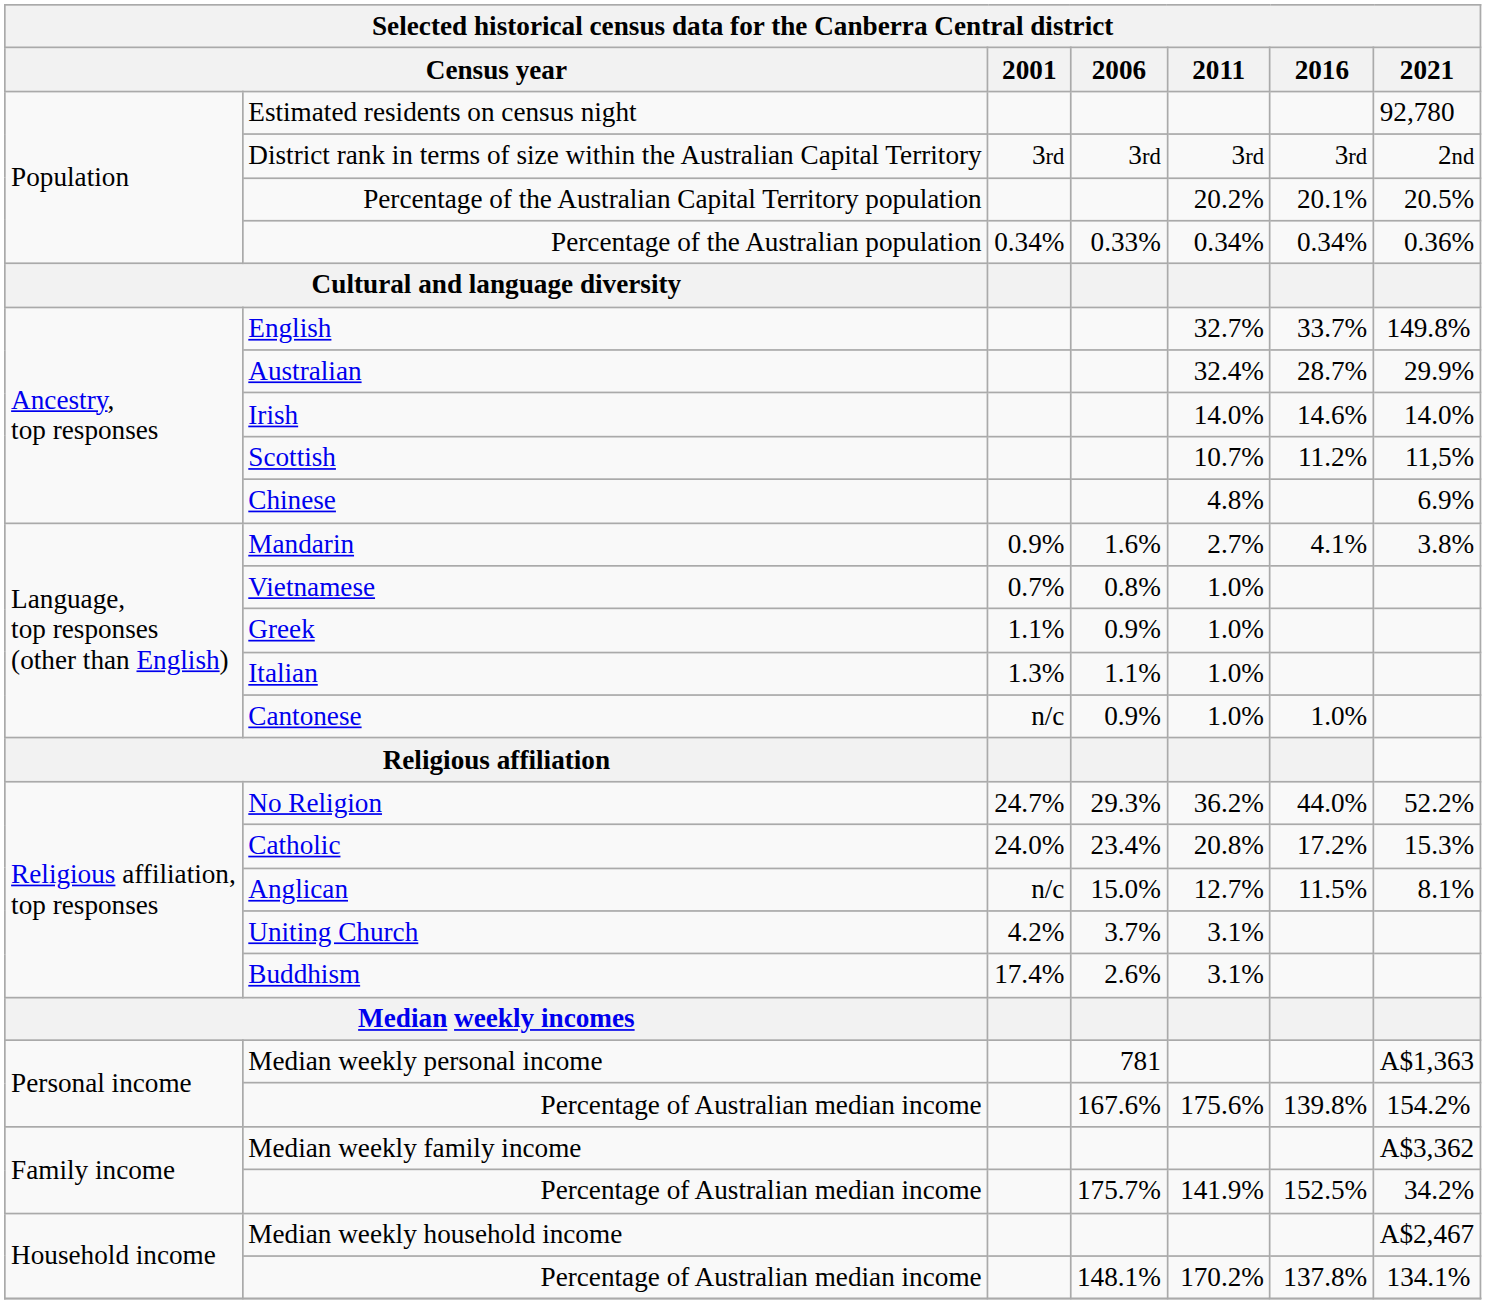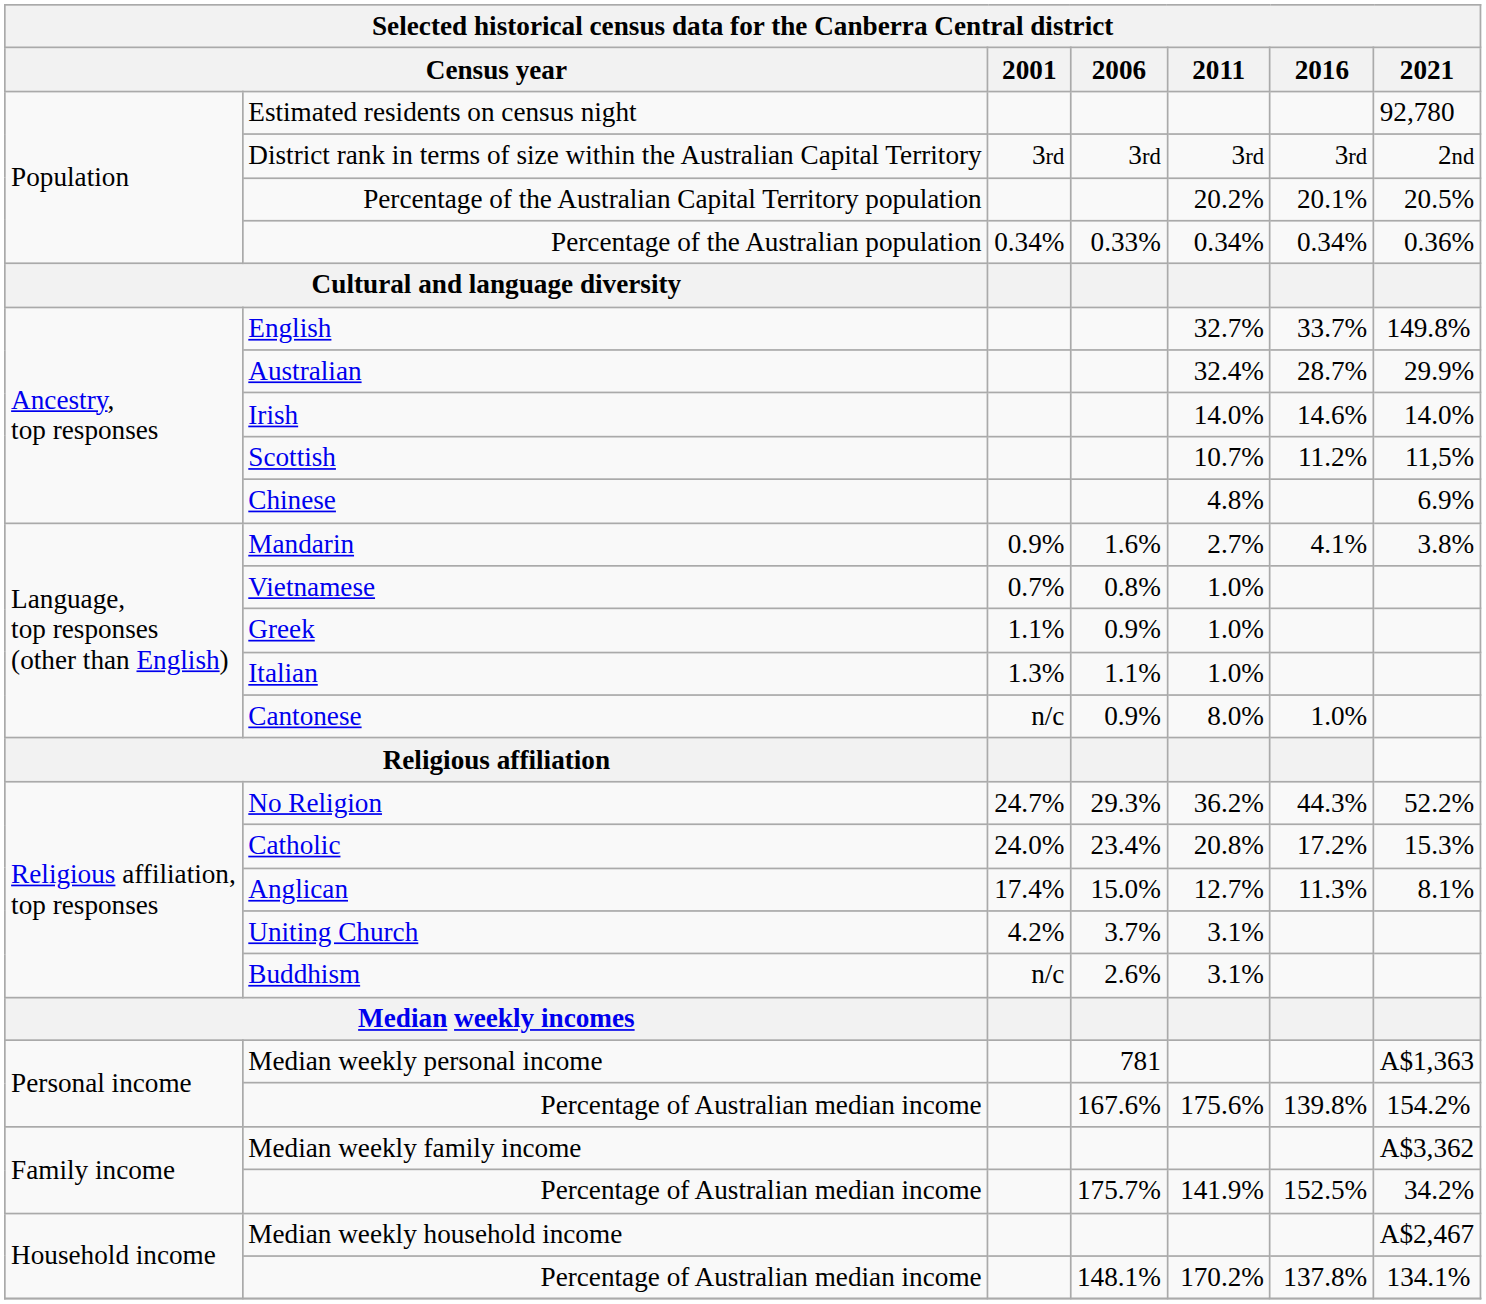(1232, 716) 1.0% -> (1232, 716) 8.0%
(1329, 802) 44.0% -> (1329, 802) 44.3%
(1048, 888) n/c -> (1029, 888) 17.4%
(1329, 888) 11.5% -> (1329, 888) 11.3%
(1029, 975) 17.4% -> (1048, 975) n/c
